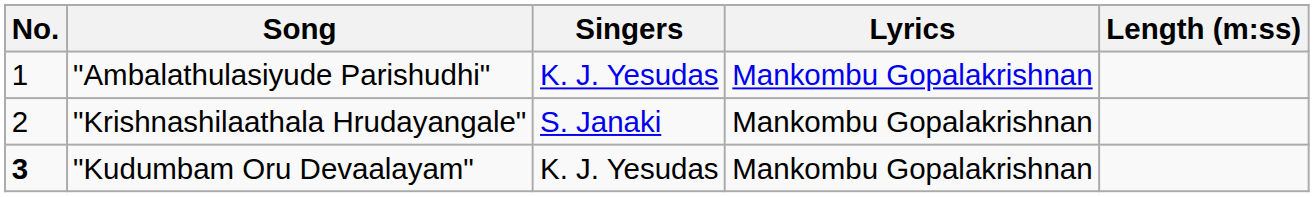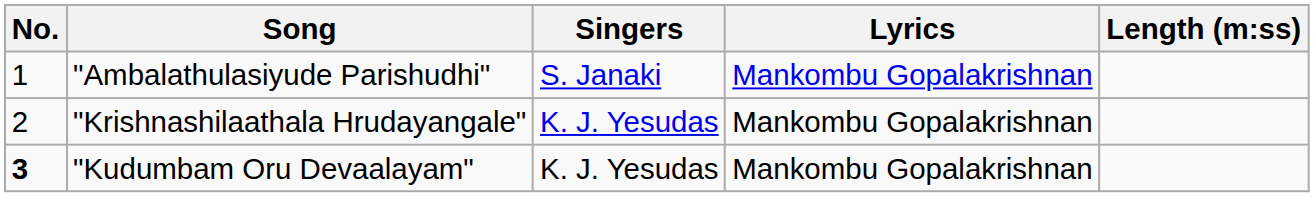(629, 75) K. J. Yesudas -> (601, 75) S. Janaki
(601, 122) S. Janaki -> (629, 122) K. J. Yesudas
